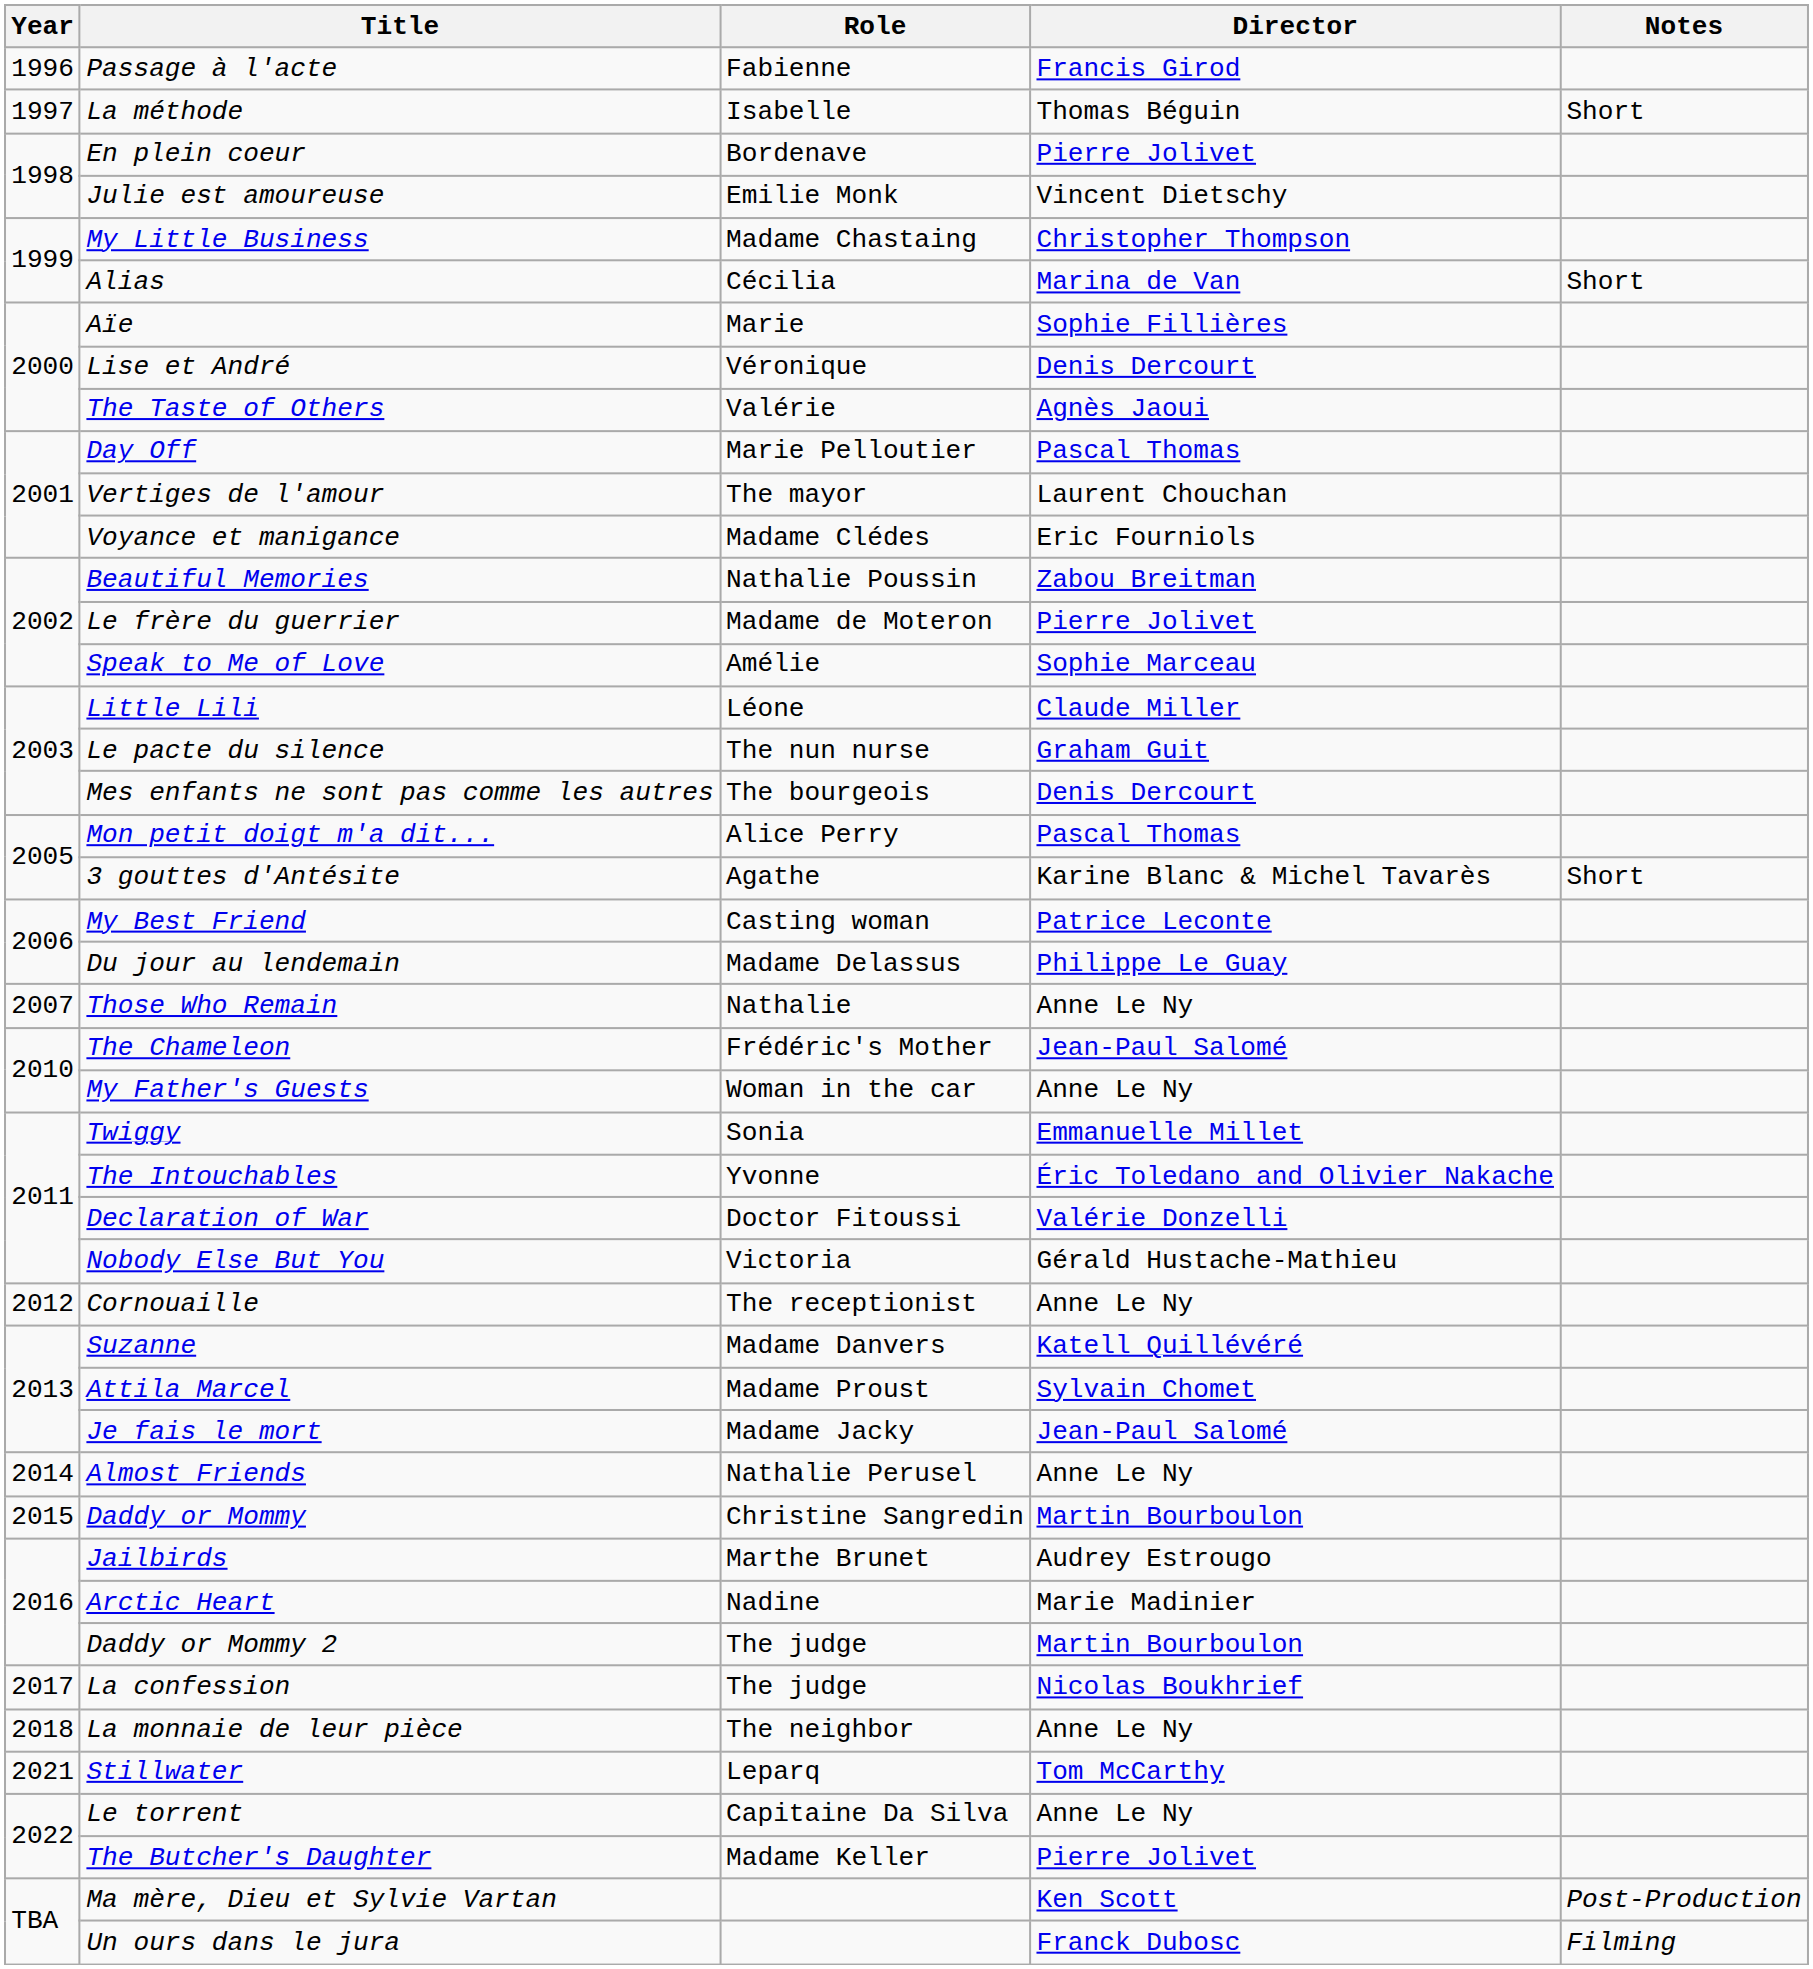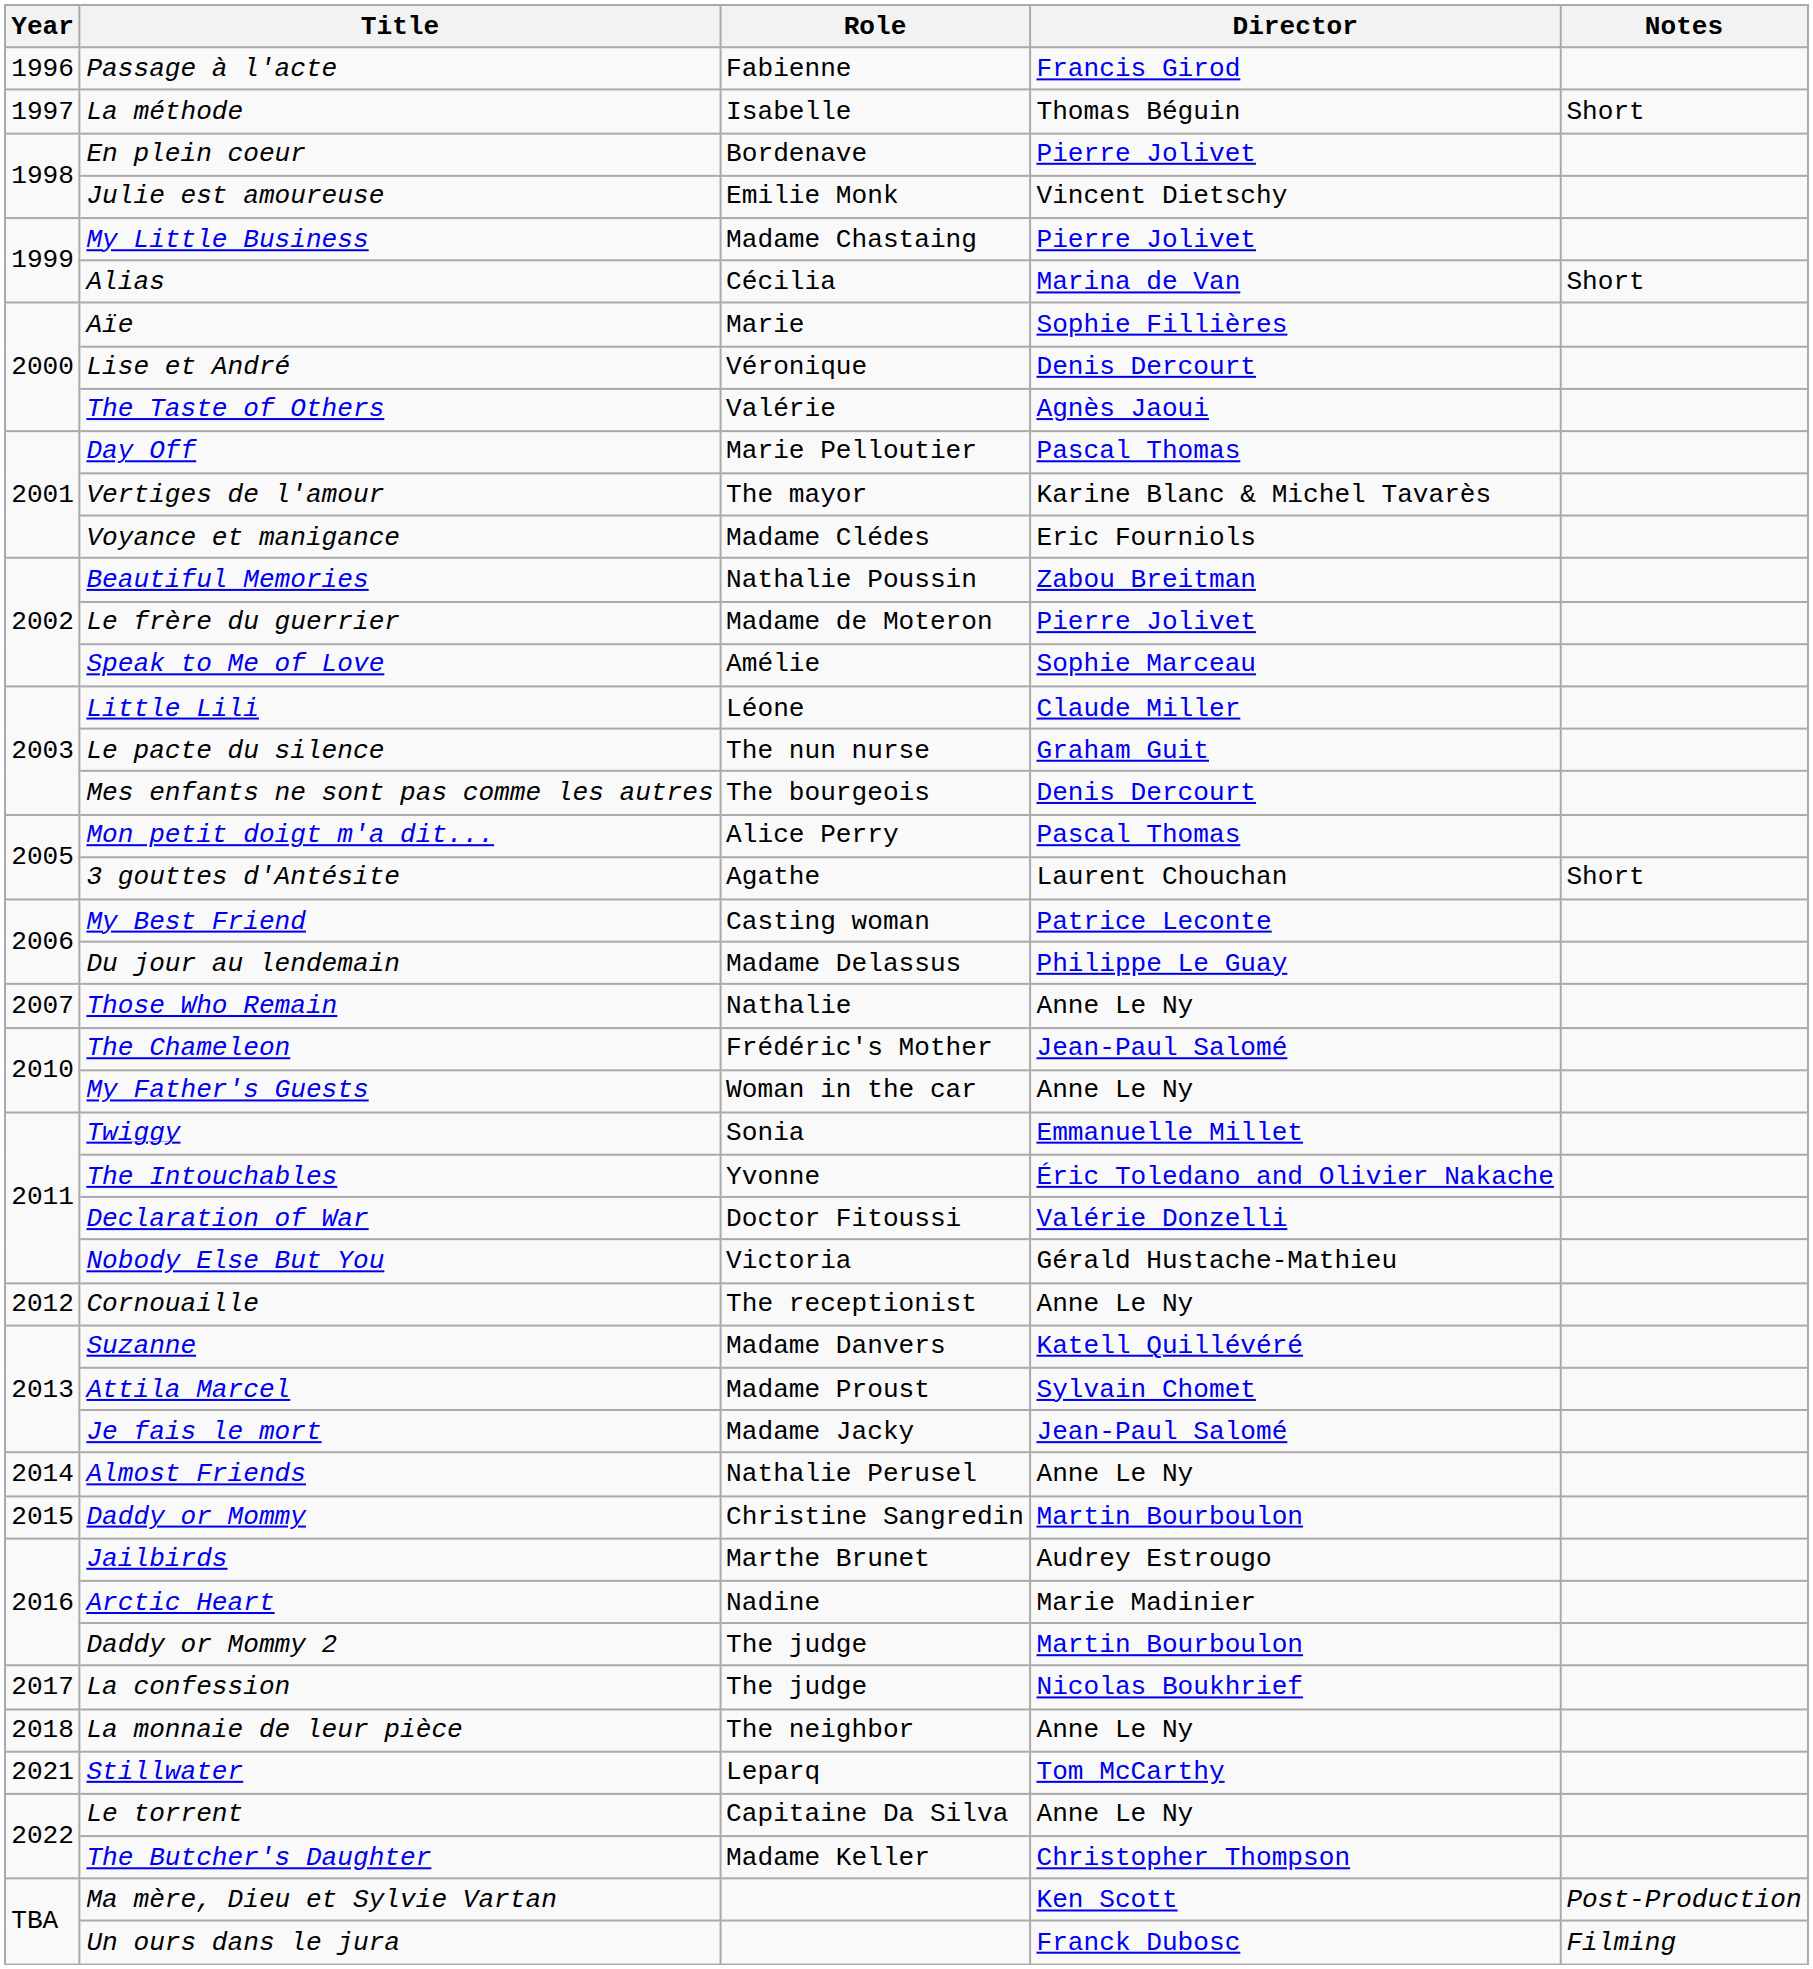(1193, 239) Christopher Thompson -> (1146, 239) Pierre Jolivet
(1162, 495) Laurent Chouchan -> (1264, 495) Karine Blanc & Michel Tavarès
(1264, 878) Karine Blanc & Michel Tavarès -> (1162, 878) Laurent Chouchan
(1146, 1858) Pierre Jolivet -> (1193, 1858) Christopher Thompson
